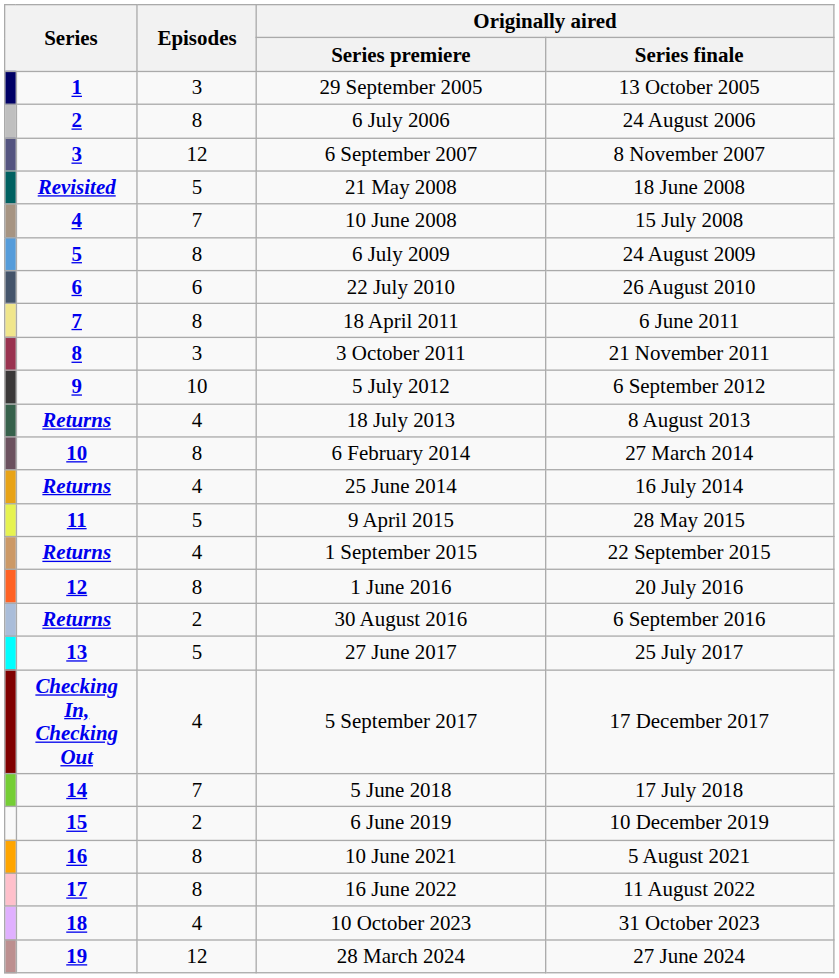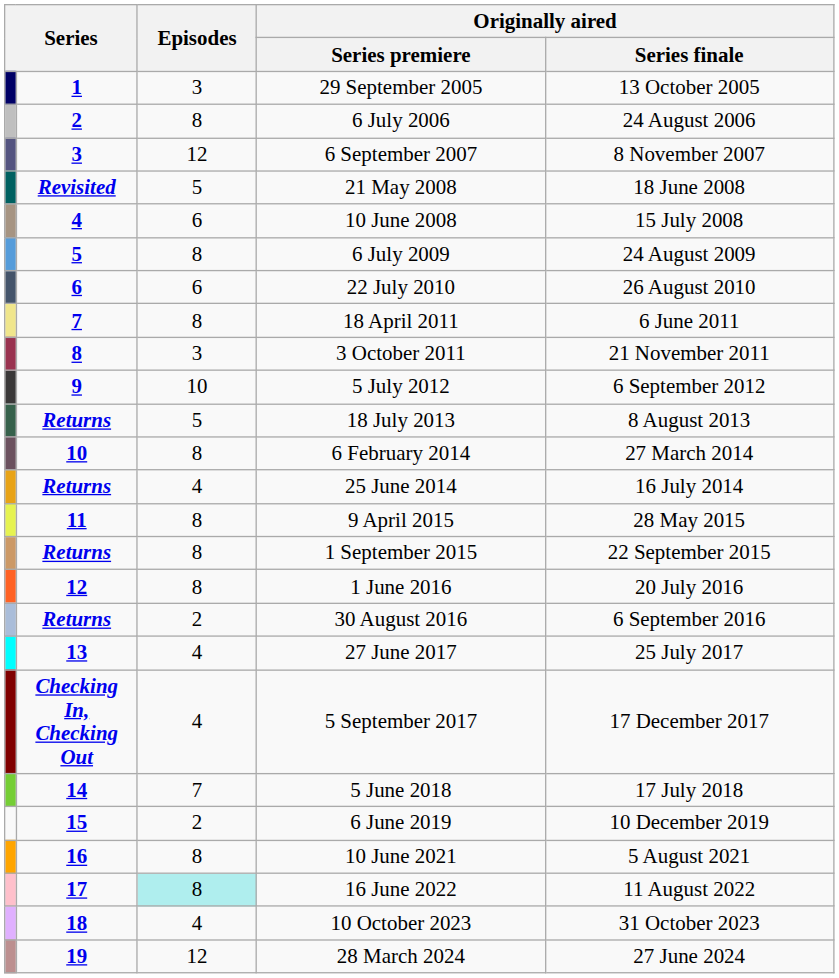(197, 220) 7 -> (197, 220) 6
(197, 420) 4 -> (197, 420) 5
(197, 519) 5 -> (197, 519) 8
(197, 552) 4 -> (197, 552) 8
(197, 652) 5 -> (197, 652) 4
(197, 889) no background -> (197, 889) paleturquoise background
